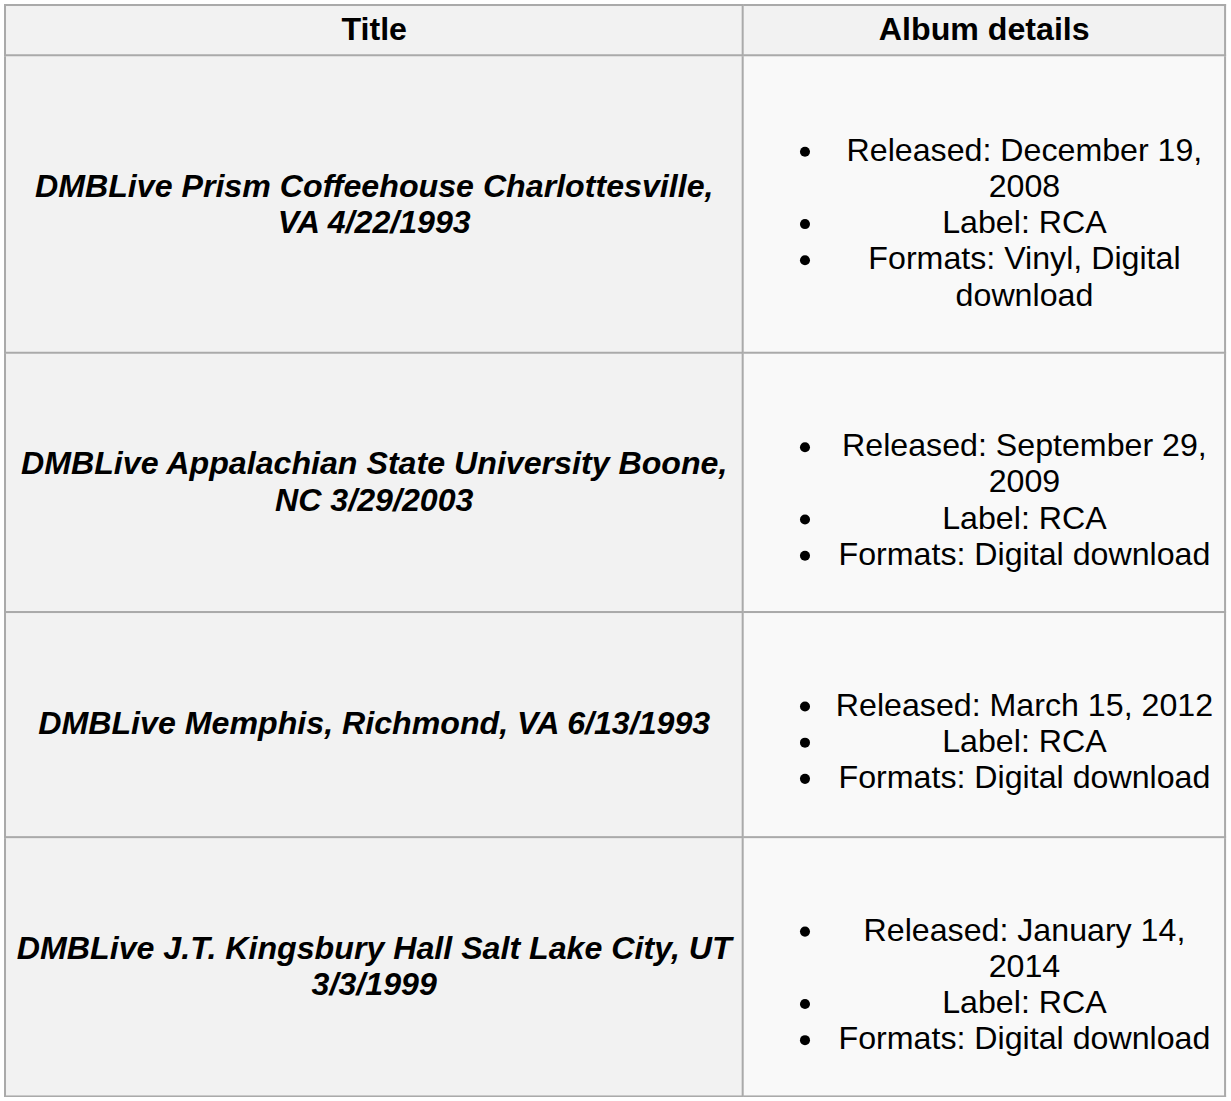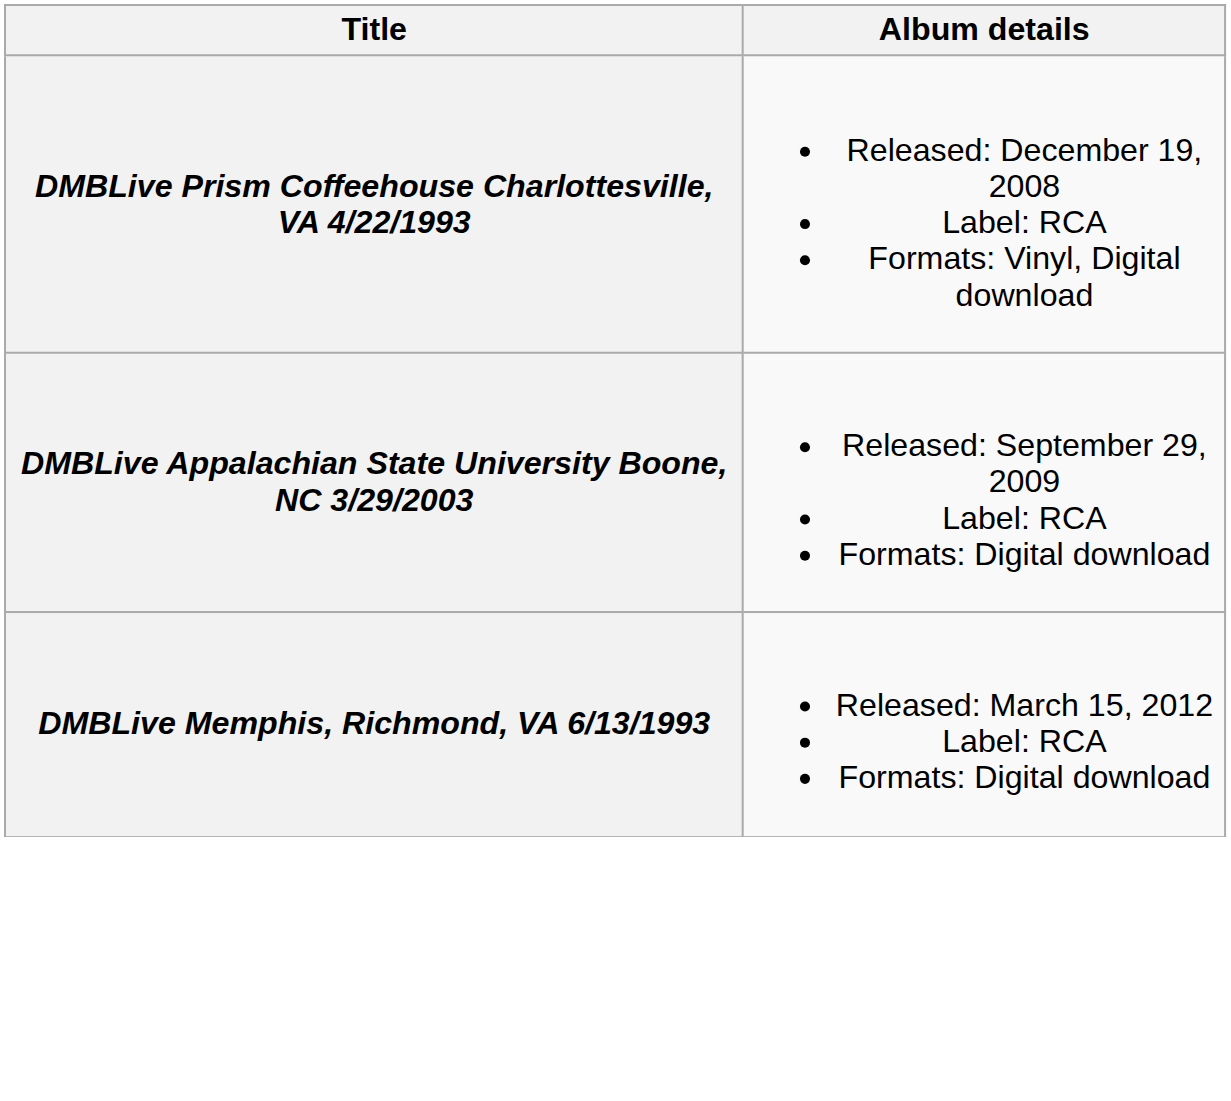- row: (374, 965)
